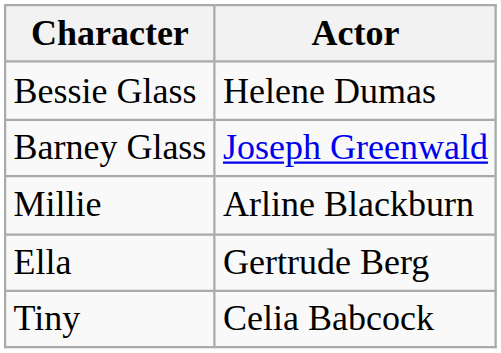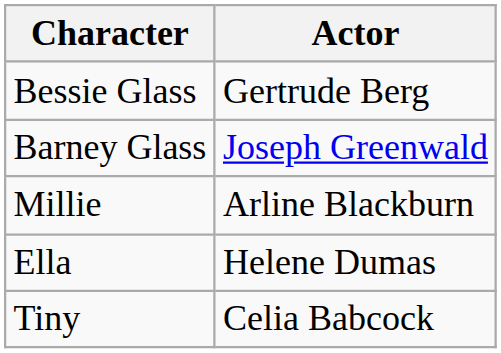(329, 90) Helene Dumas -> (326, 90) Gertrude Berg
(326, 261) Gertrude Berg -> (329, 261) Helene Dumas
